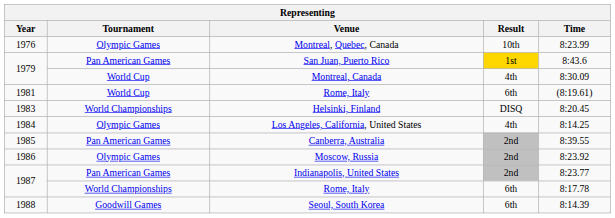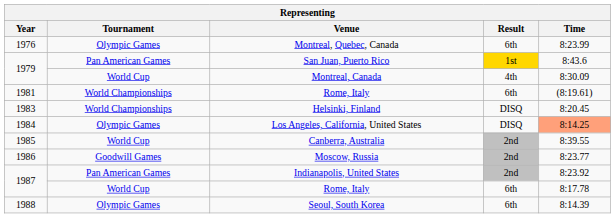(511, 44) 10th -> (511, 44) 6th
(128, 92) World Cup -> (128, 92) World Championships
(511, 124) 4th -> (511, 124) DISQ
(574, 124) no background -> (574, 124) lightsalmon background
(128, 141) Pan American Games -> (128, 141) World Cup
(128, 157) Olympic Games -> (128, 157) Goodwill Games
(574, 157) 8:23.92 -> (574, 157) 8:23.77
(574, 173) 8:23.77 -> (574, 173) 8:23.92
(128, 189) World Championships -> (128, 189) World Cup
(128, 205) Goodwill Games -> (128, 205) Olympic Games
